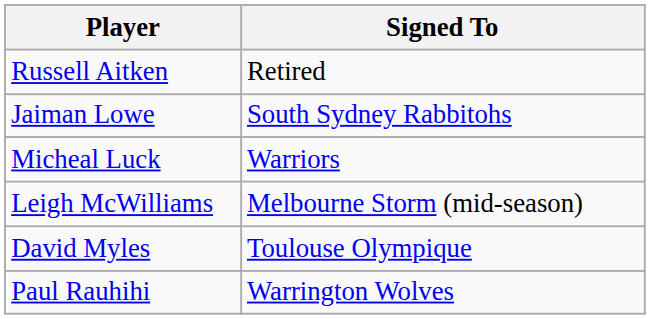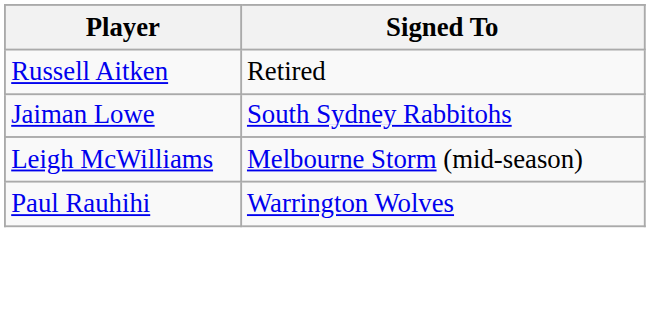- row: (86, 159)
- row: (81, 247)
